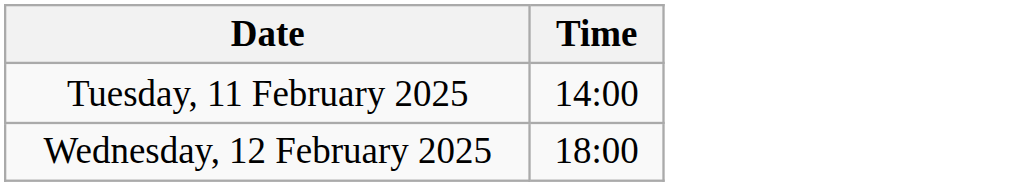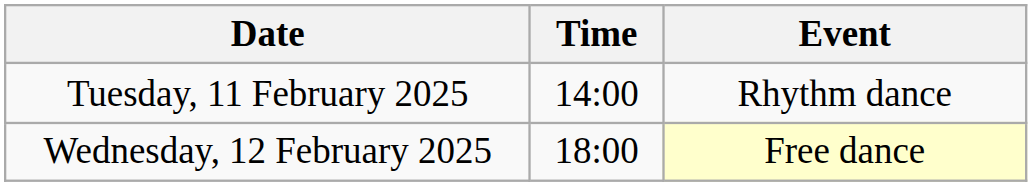+ column: (845, 33)
